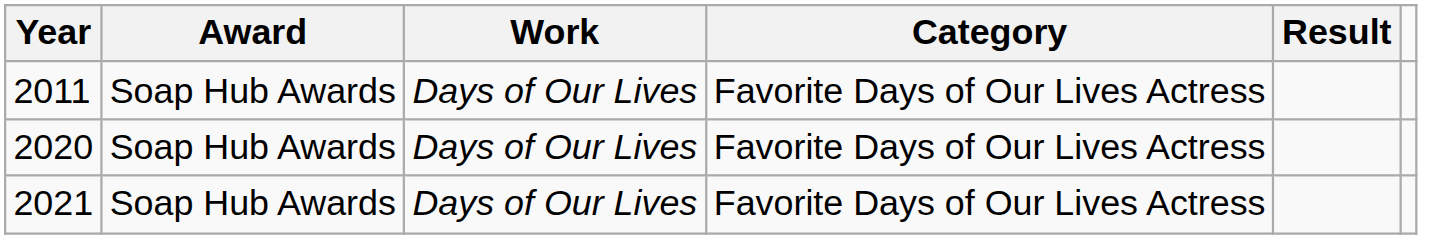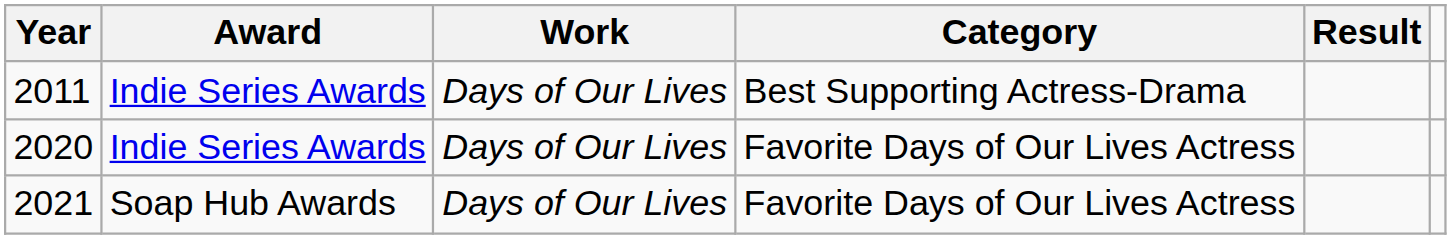(253, 89) Soap Hub Awards -> (268, 89) Indie Series Awards
(990, 89) Favorite Days of Our Lives Actress -> (995, 89) Best Supporting Actress-Drama
(253, 146) Soap Hub Awards -> (268, 146) Indie Series Awards
